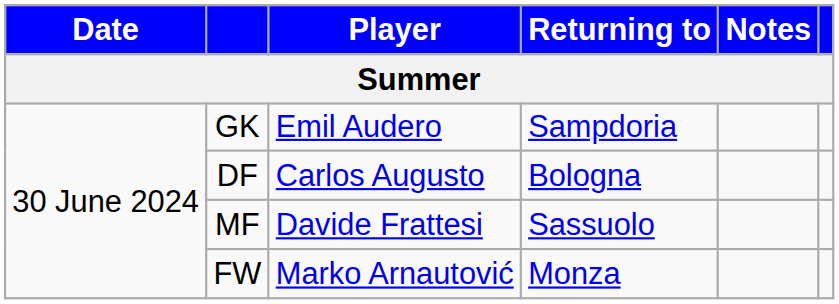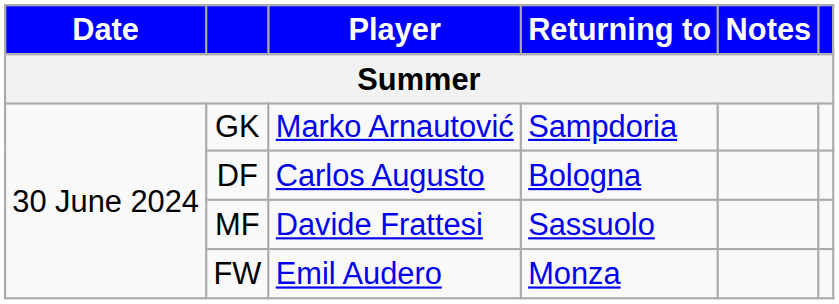(359, 127) Emil Audero -> (395, 127) Marko Arnautović
(395, 273) Marko Arnautović -> (359, 273) Emil Audero
